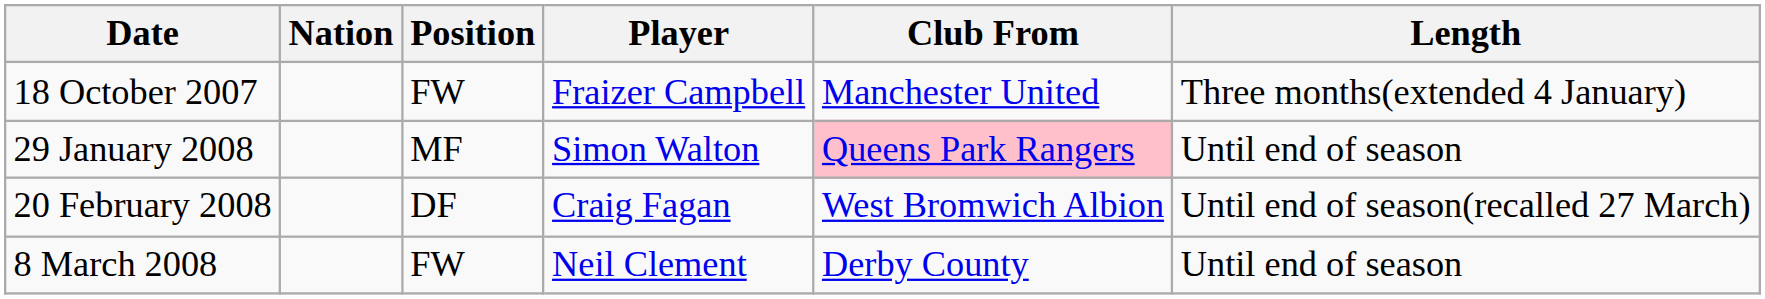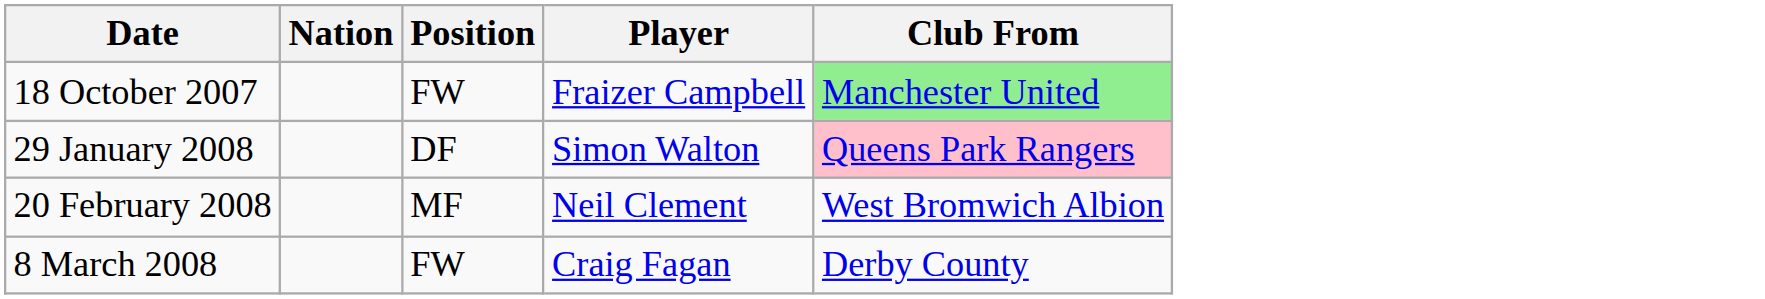- column: (1466, 33)
(961, 90) no background -> (961, 90) lightgreen background
(436, 148) MF -> (433, 148) DF
(433, 206) DF -> (436, 206) MF
(641, 206) Craig Fagan -> (649, 206) Neil Clement
(649, 263) Neil Clement -> (641, 263) Craig Fagan
